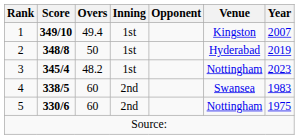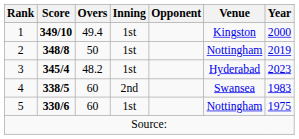(280, 32) 2007 -> (280, 32) 2000
(235, 50) Hyderabad -> (235, 50) Nottingham
(235, 69) Nottingham -> (235, 69) Hyderabad
(129, 106) 2nd -> (129, 106) 1st
